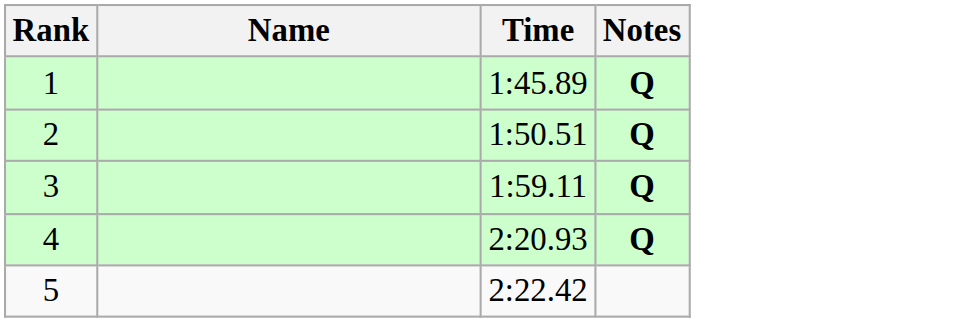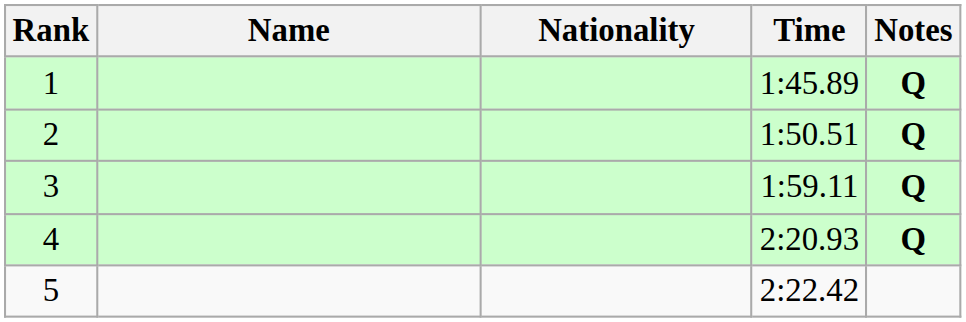+ column: (617, 30)
